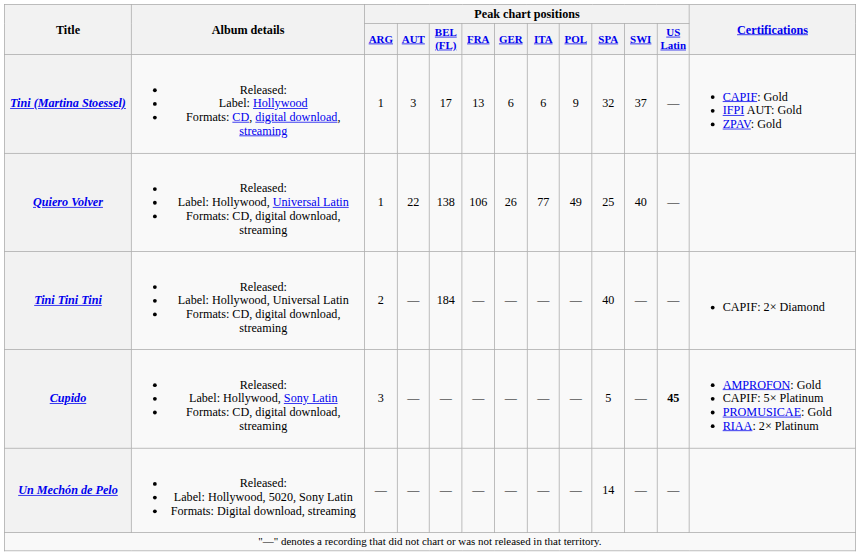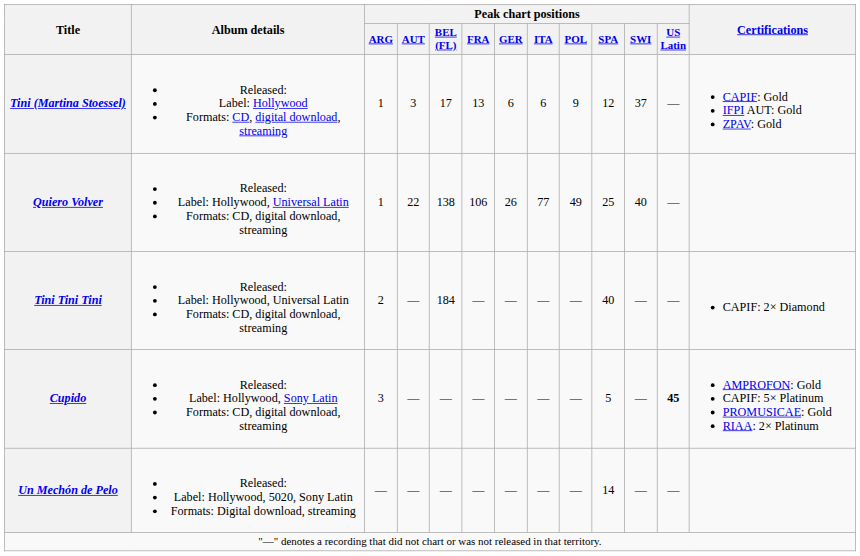(608, 103) 32 -> (608, 103) 12
